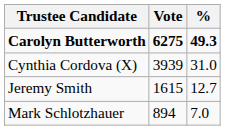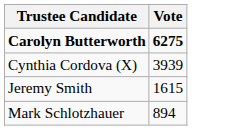- column: (203, 16)
